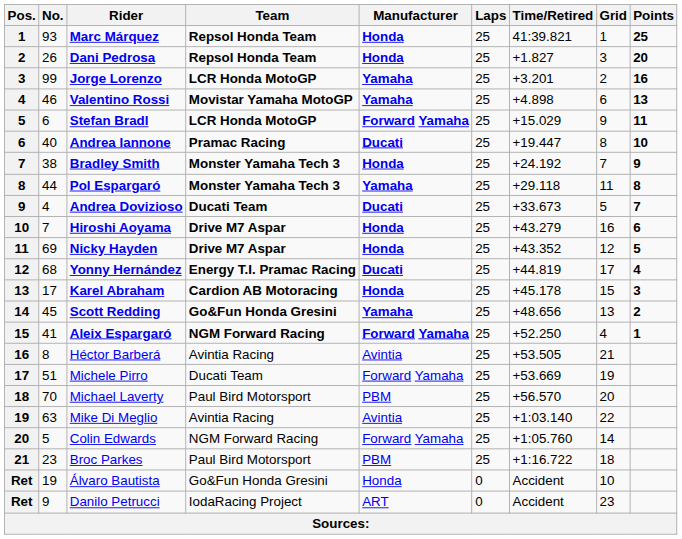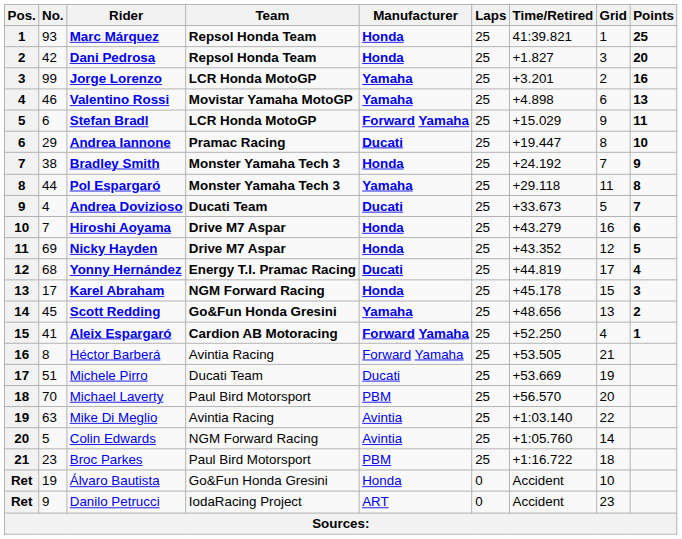(49, 58) 26 -> (49, 58) 42
(49, 142) 40 -> (49, 142) 29
(263, 290) Cardion AB Motoracing -> (257, 290) NGM Forward Racing
(257, 333) NGM Forward Racing -> (263, 333) Cardion AB Motoracing
(382, 354) Avintia -> (413, 354) Forward Yamaha
(413, 375) Forward Yamaha -> (381, 375) Ducati
(413, 439) Forward Yamaha -> (382, 439) Avintia
